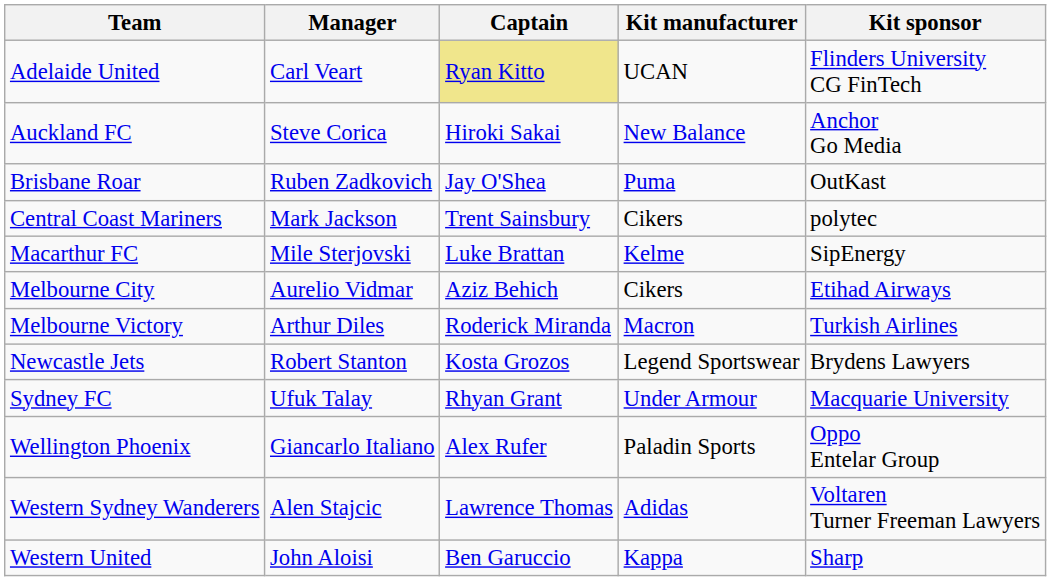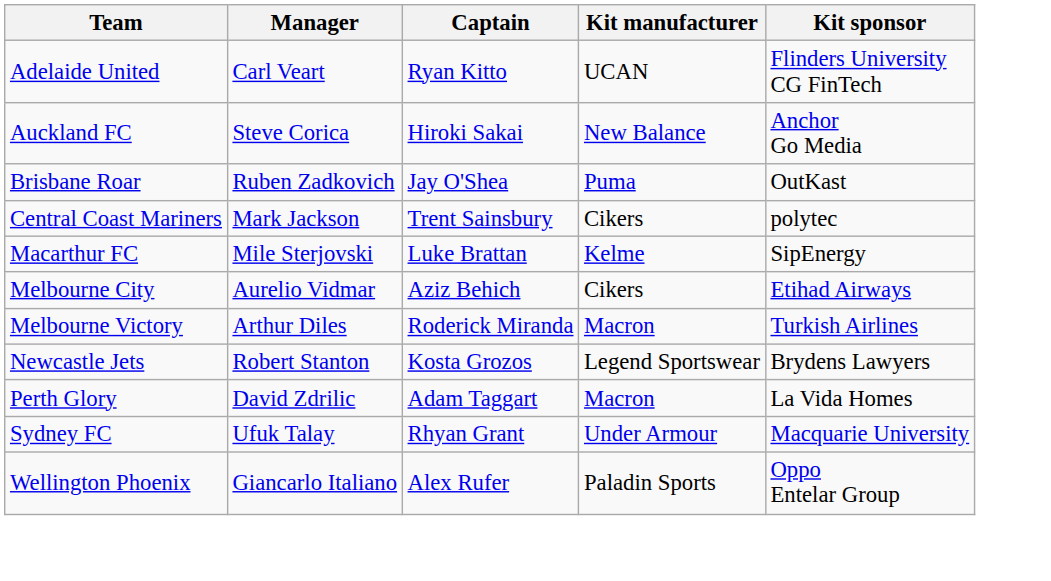(495, 71) khaki background -> (457, 71) no background
+ row: (63, 397)
- row: (135, 508)
- row: (81, 557)
